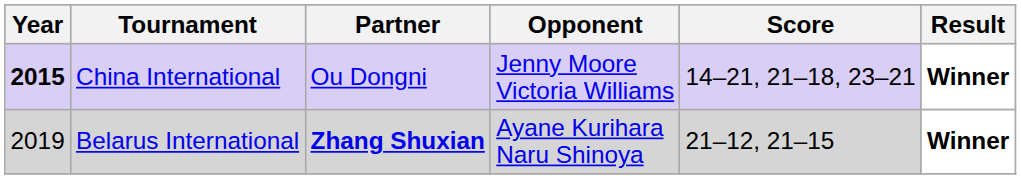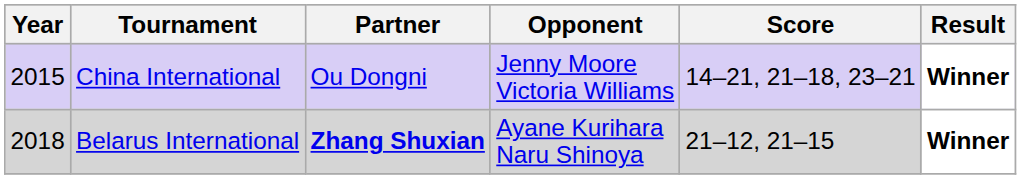(38, 76) bold -> (38, 76) normal
(38, 142) 2019 -> (38, 142) 2018
